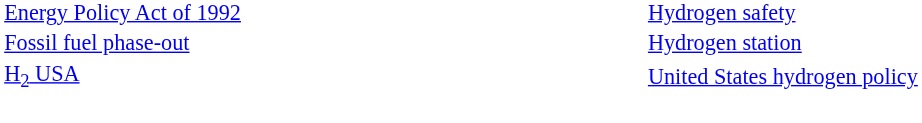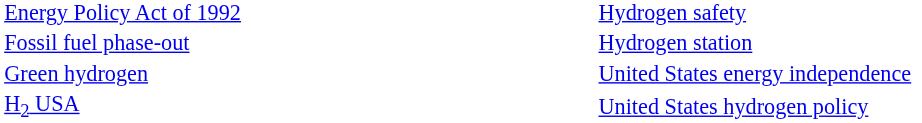+ row: (76, 73)
